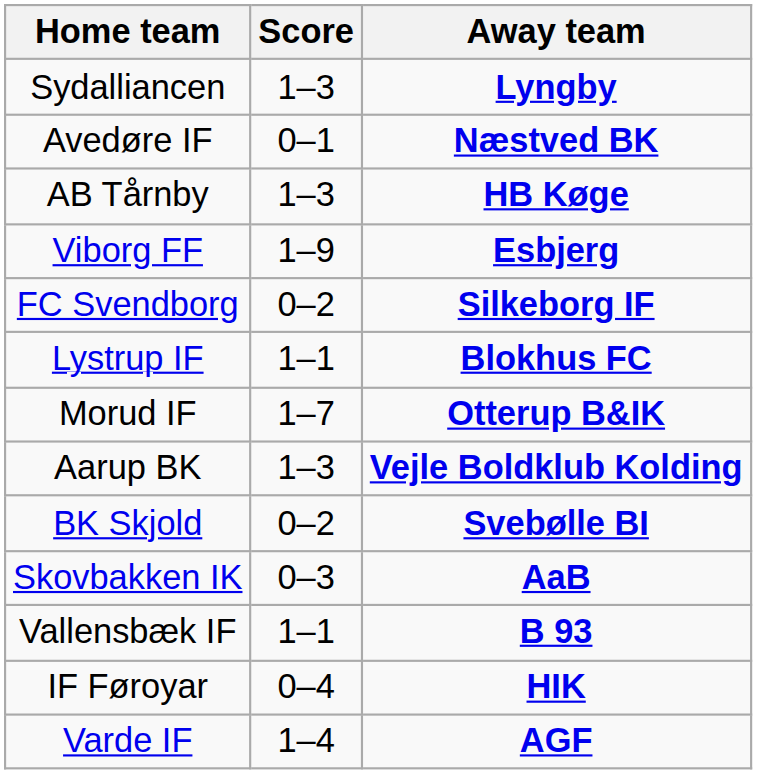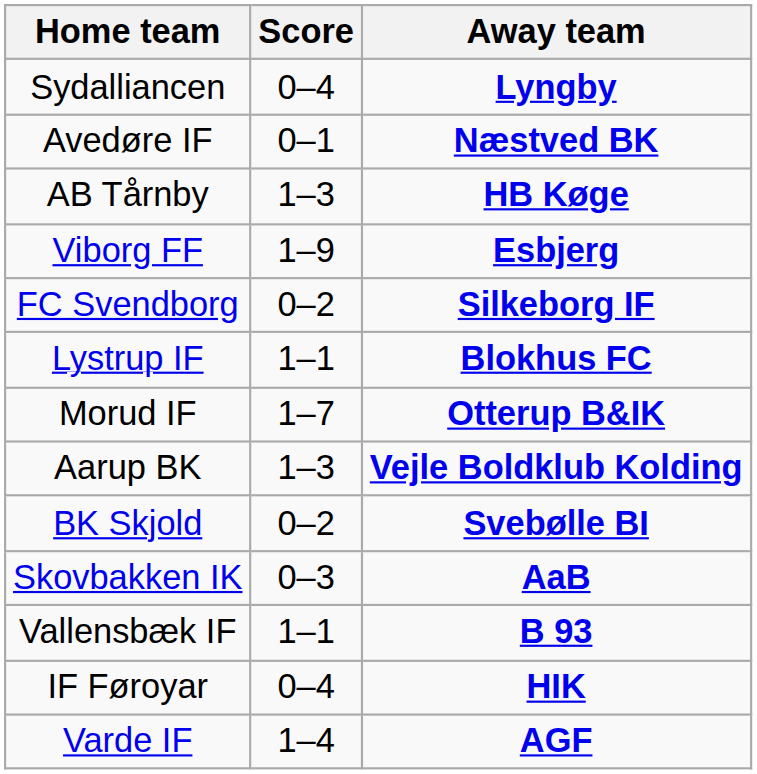(306, 86) 1–3 -> (306, 86) 0–4
